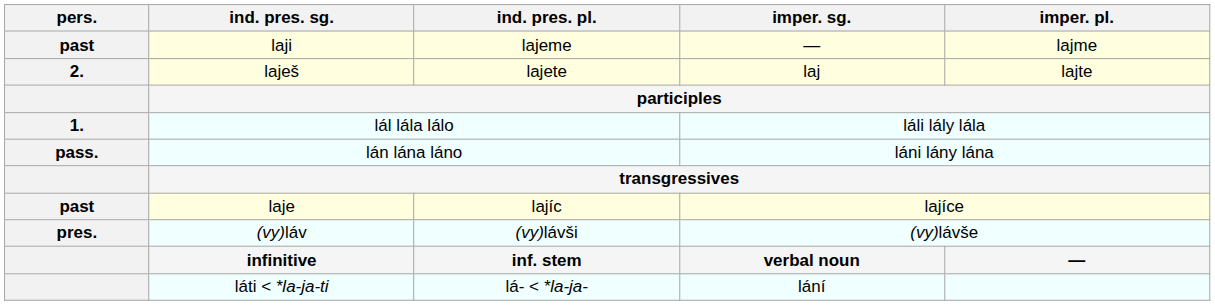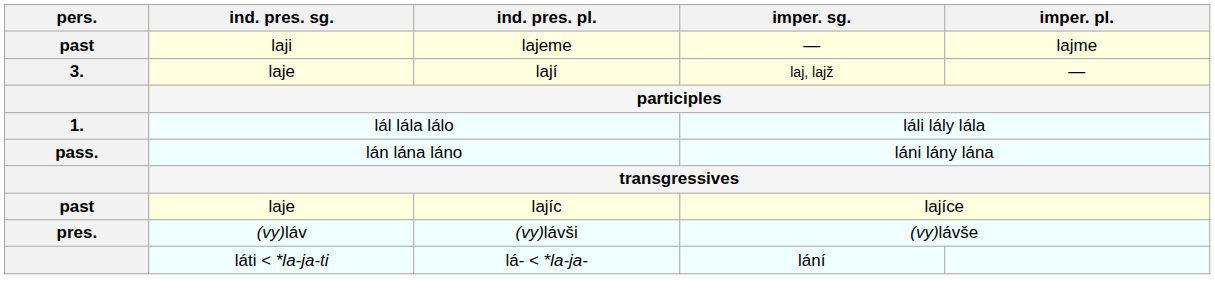- row: (547, 71)
+ row: (547, 71)
- row: (547, 260)
